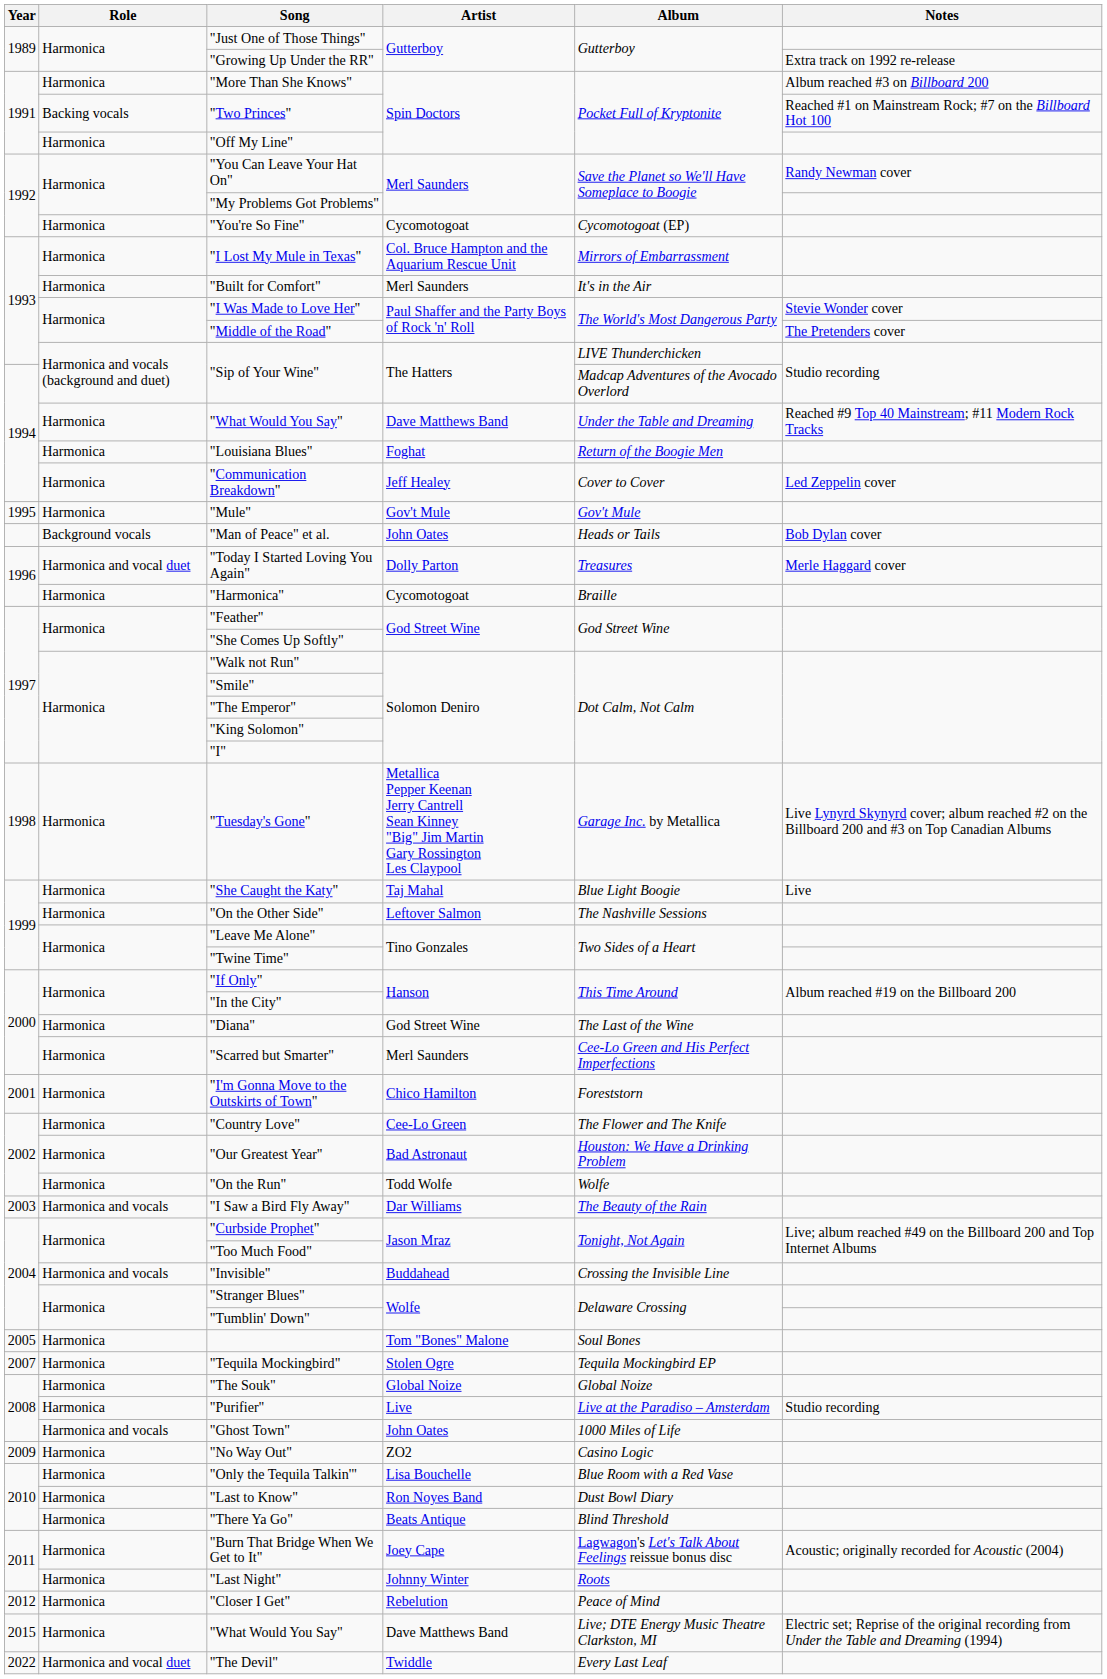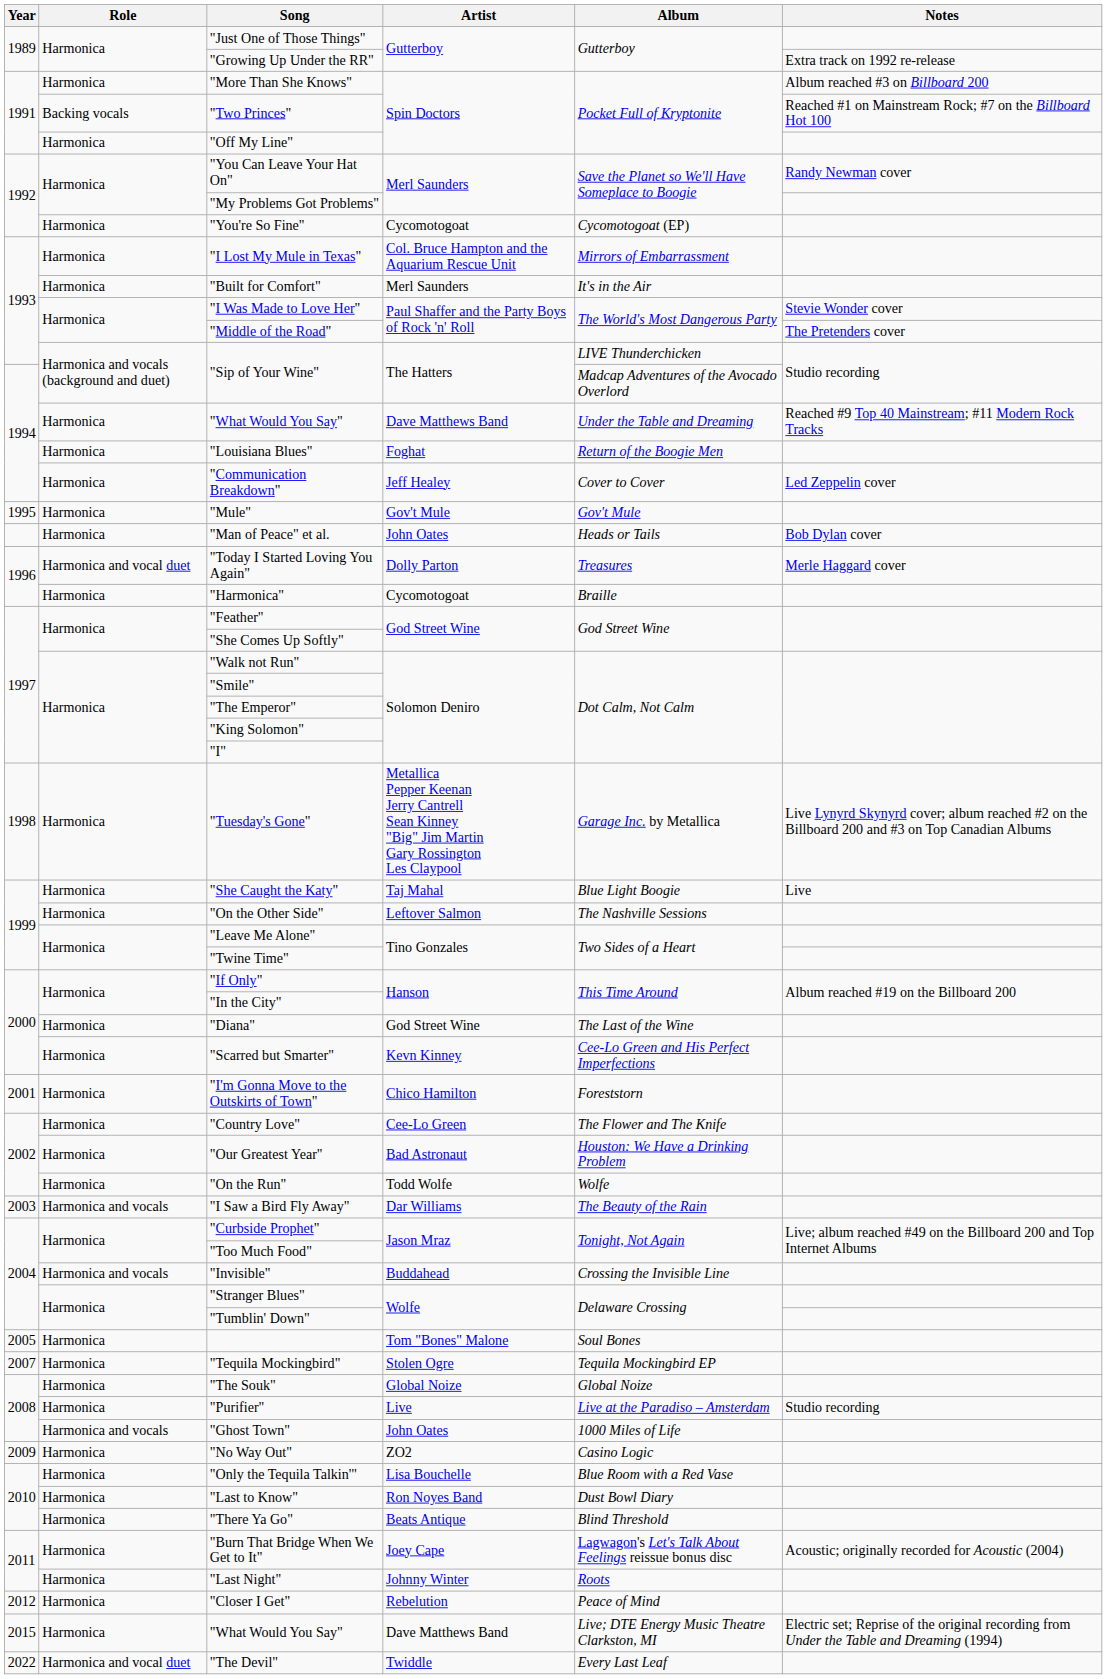(96, 534) Background vocals -> (74, 534) Harmonica
(427, 1055) Merl Saunders -> (424, 1055) Kevn Kinney
